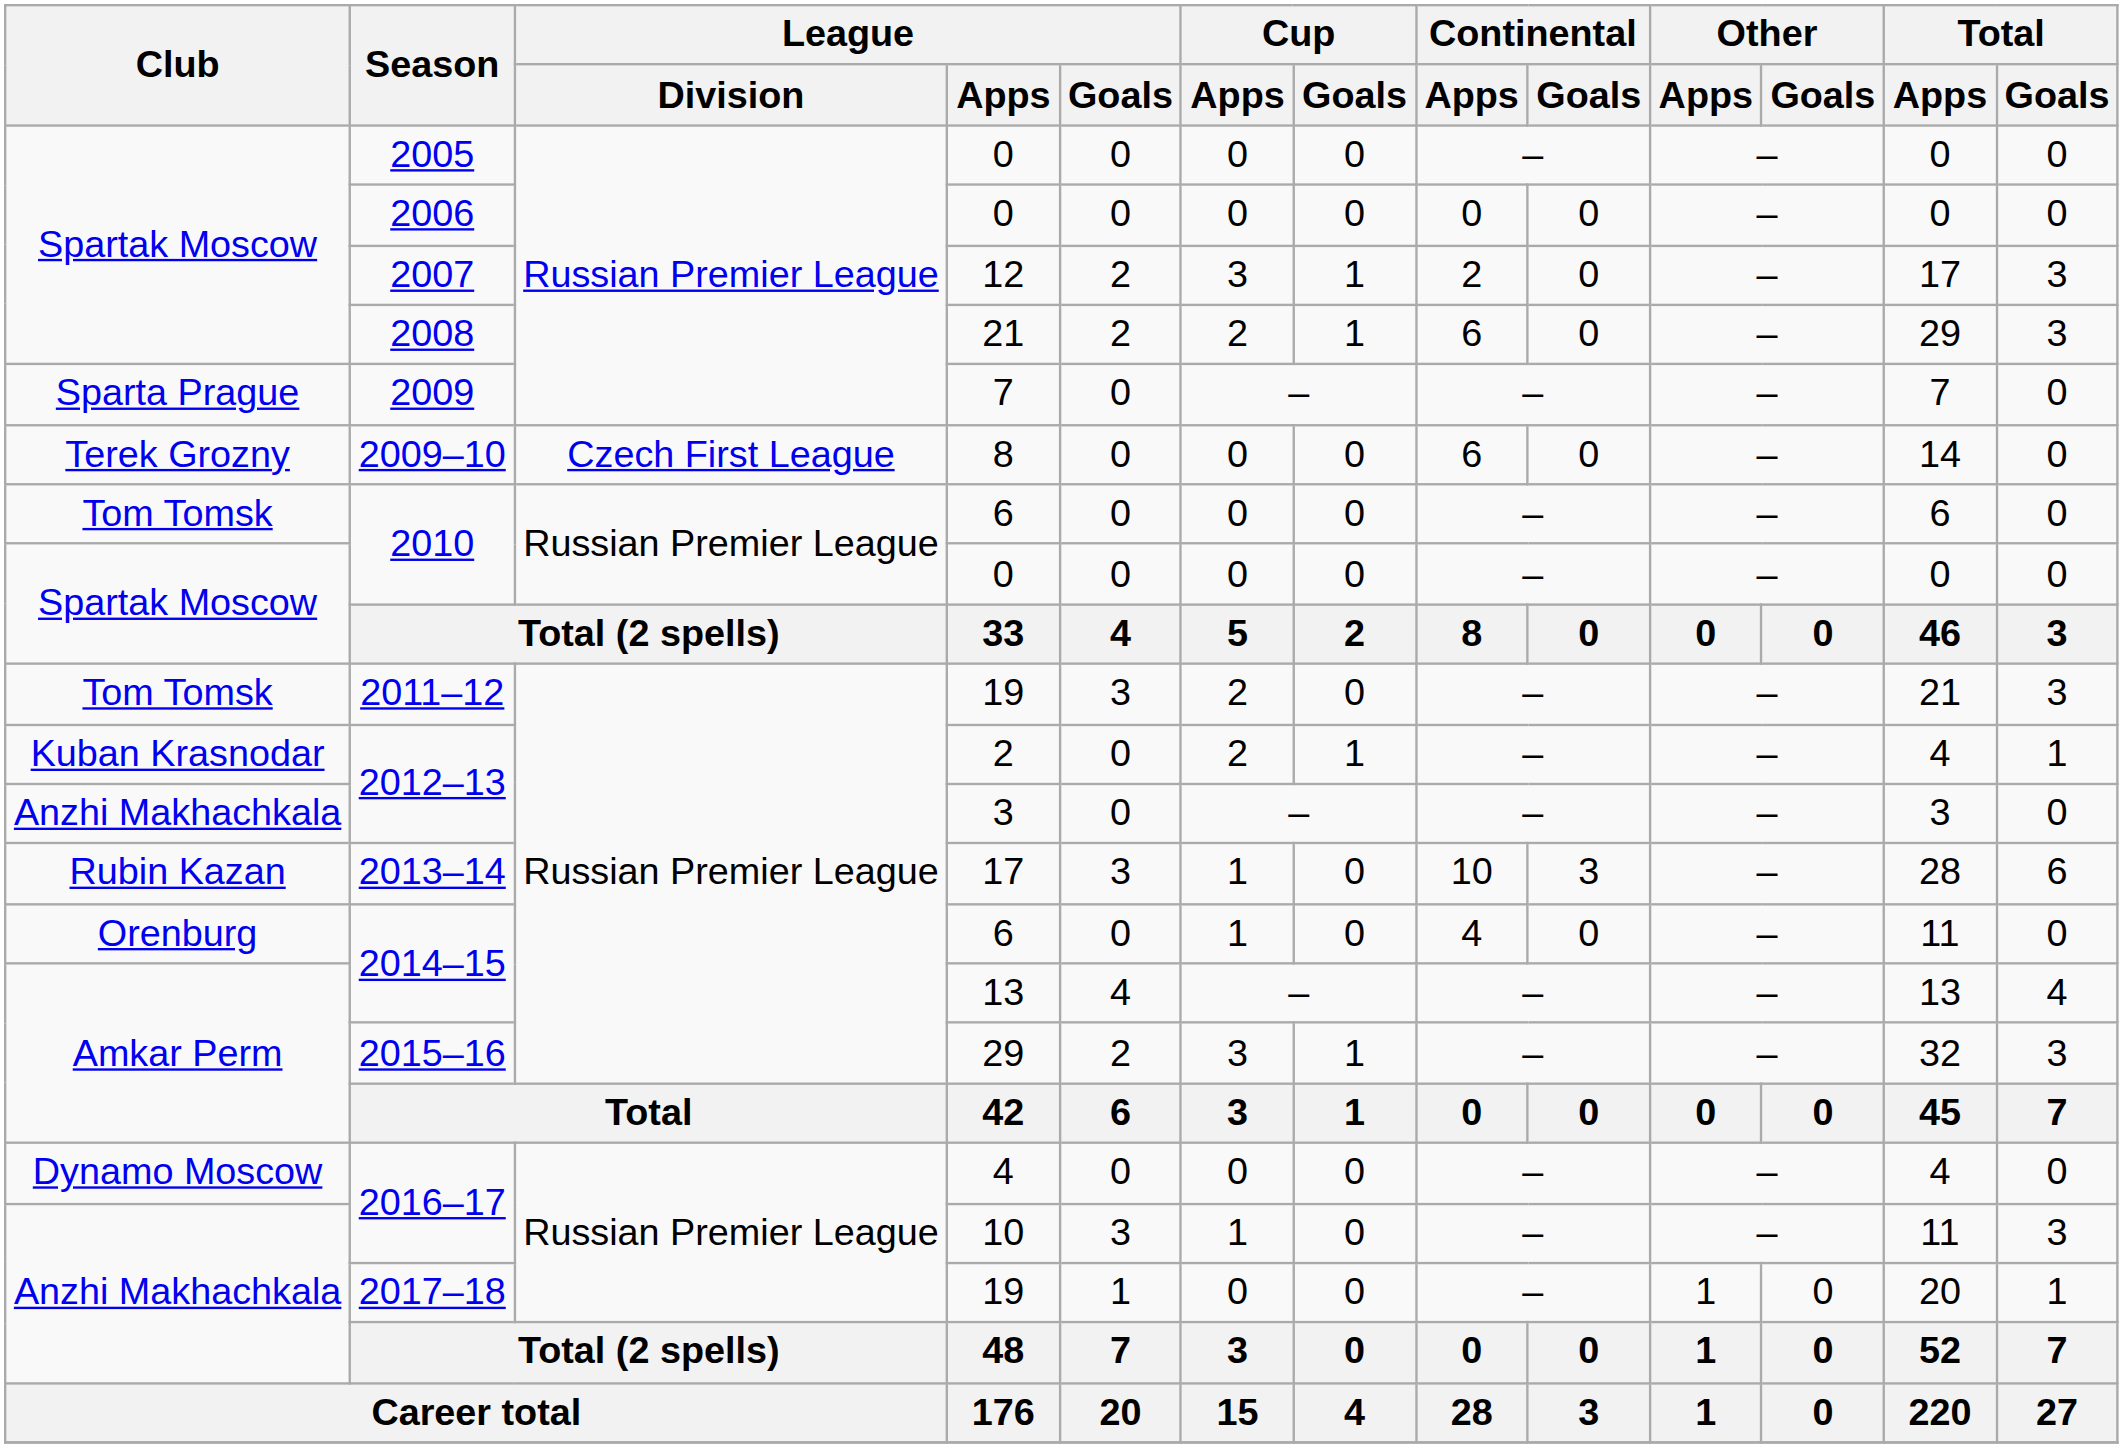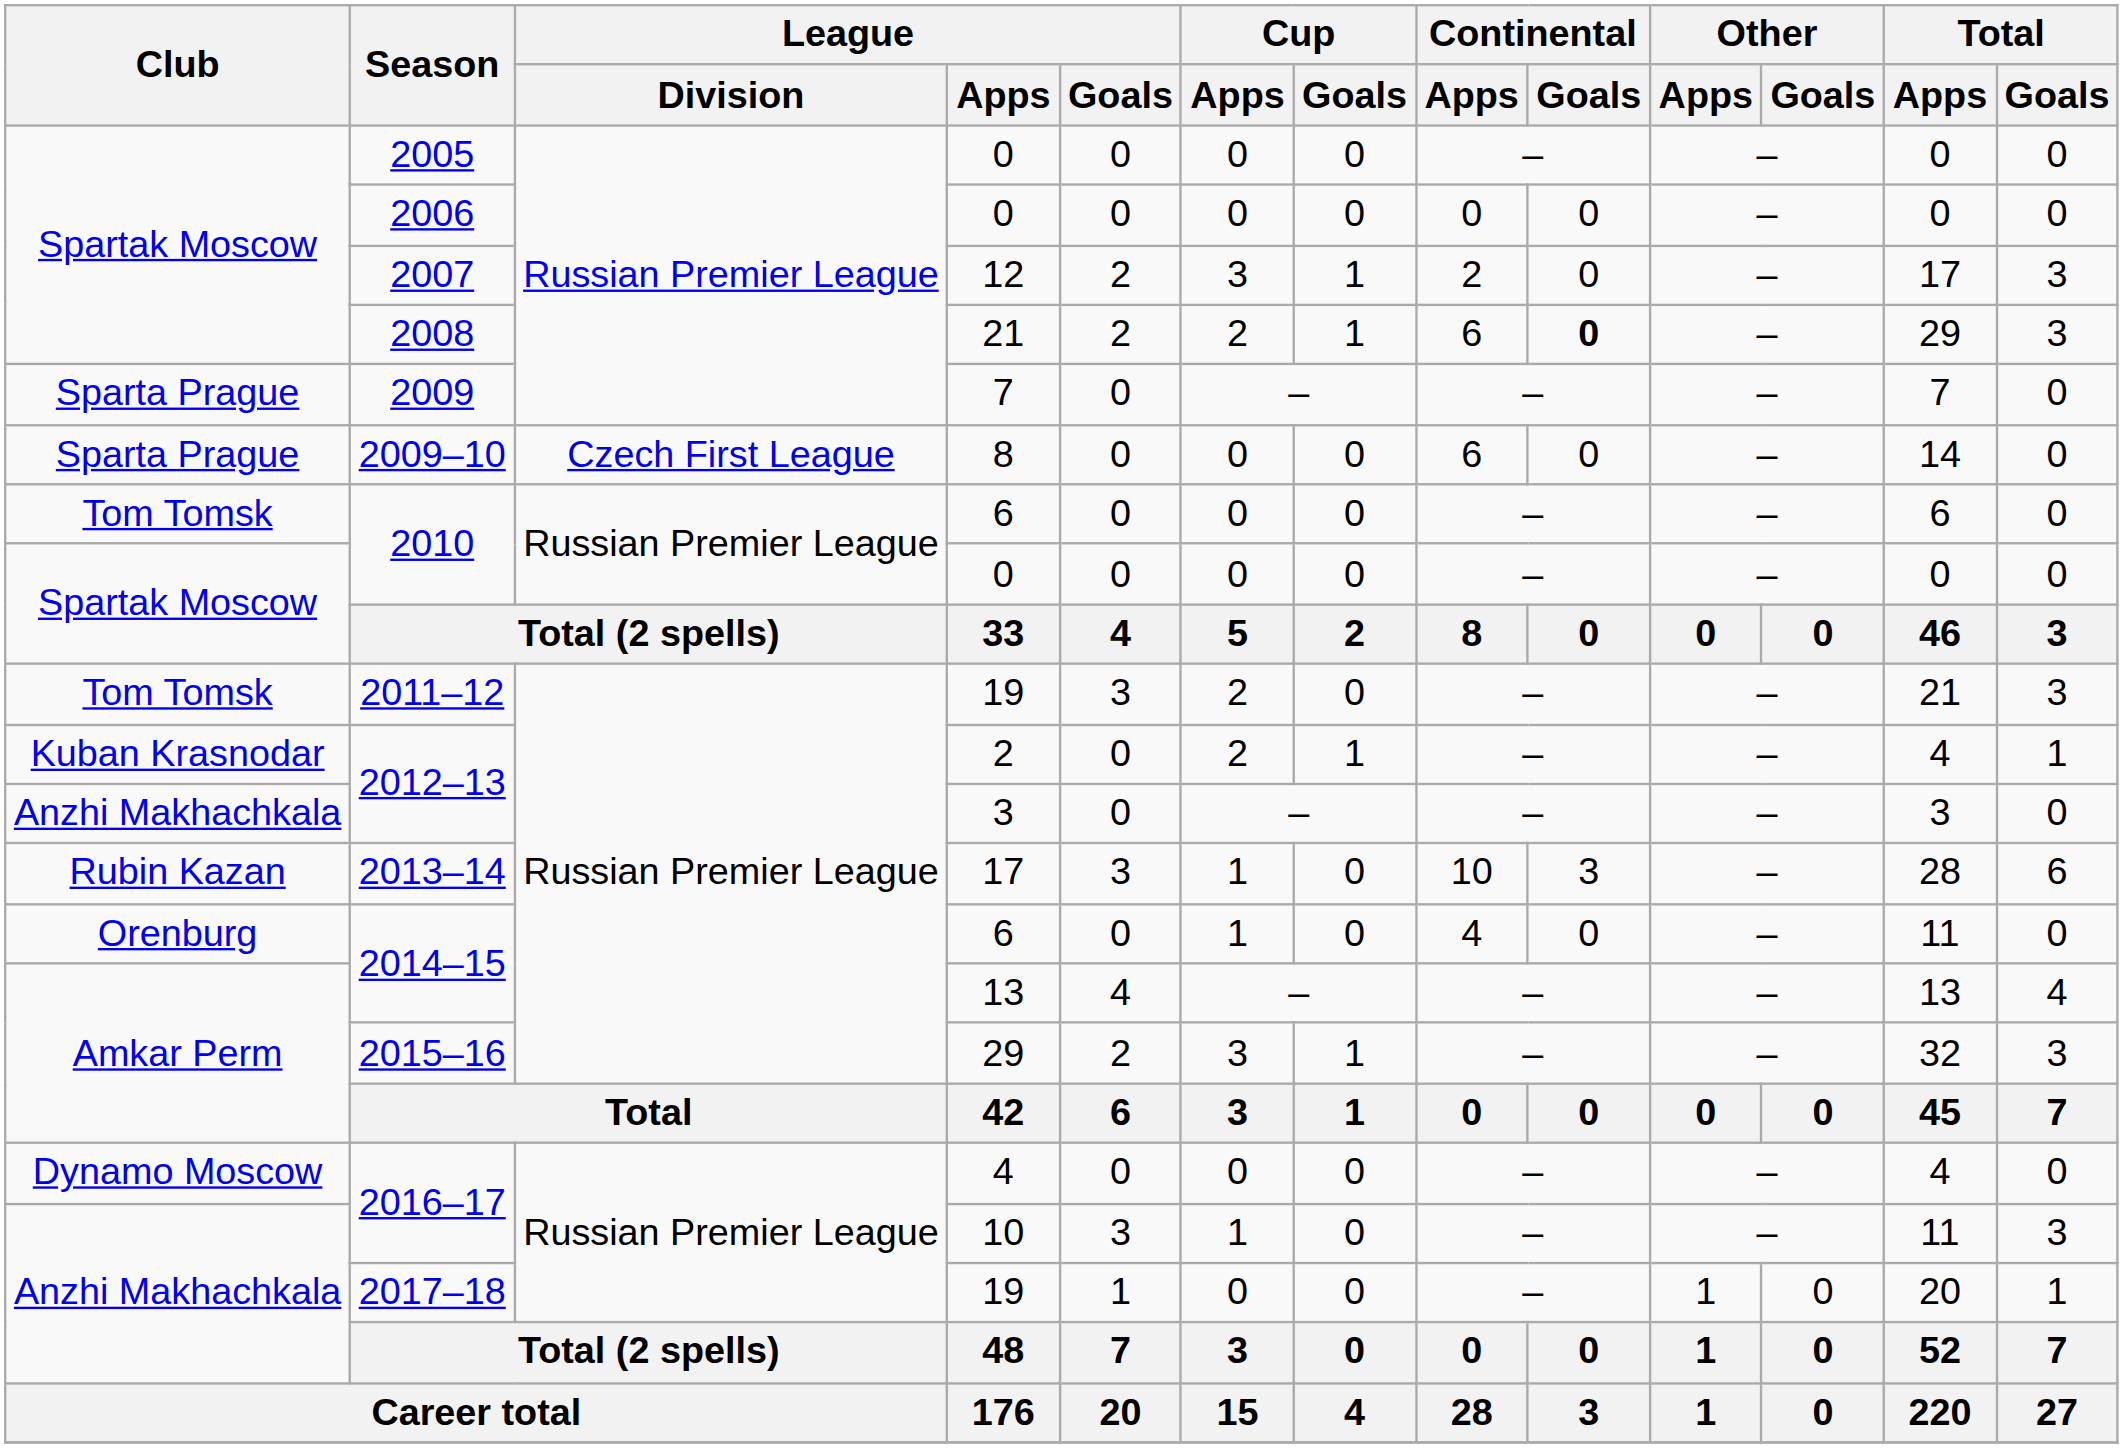(1589, 333) normal -> (1589, 333) bold
(178, 453) Terek Grozny -> (178, 453) Sparta Prague
